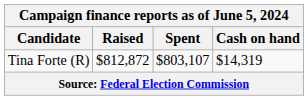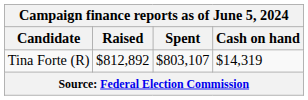(123, 60) $812,872 -> (123, 60) $812,892
